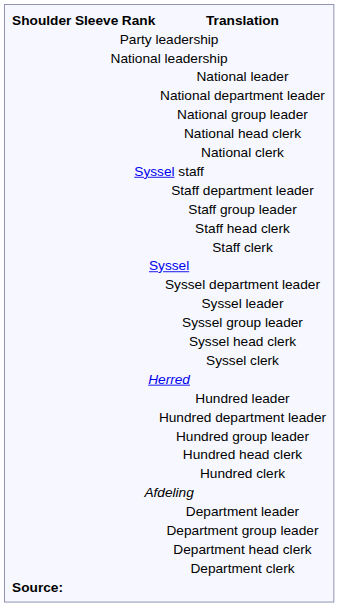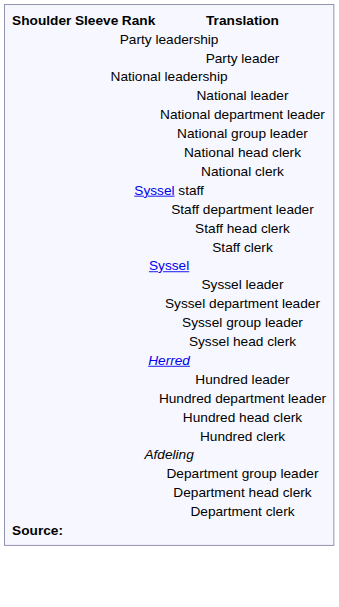+ row: (242, 58)
- row: (242, 209)
rows swapped: (242, 303) <-> (242, 284)
- row: (242, 360)
- row: (242, 436)
- row: (242, 511)
